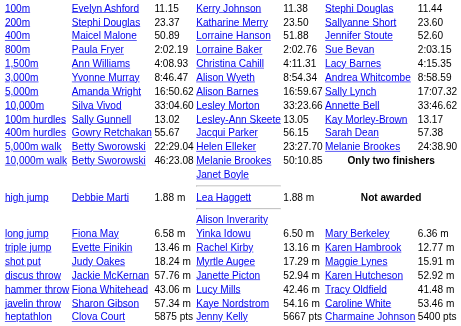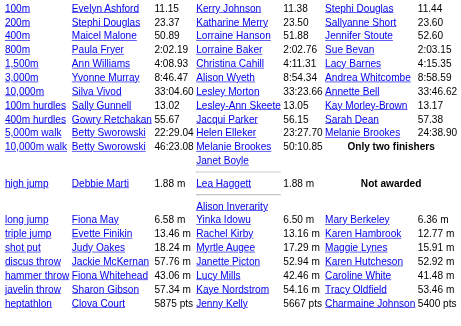- row: (22, 91)
(356, 289) Tracy Oldfield -> (358, 275) Caroline White
(358, 303) Caroline White -> (356, 289) Tracy Oldfield
